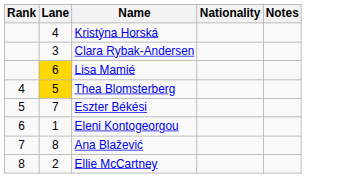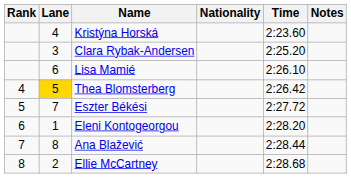+ column: (286, 13)
(55, 70) gold background -> (55, 70) no background
